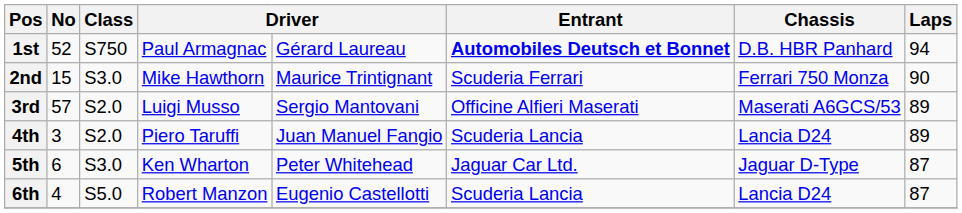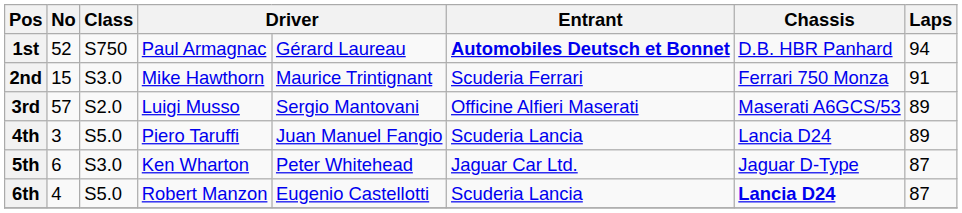(919, 78) 90 -> (919, 78) 91
(103, 136) S2.0 -> (103, 136) S5.0
(785, 194) normal -> (787, 194) bold
